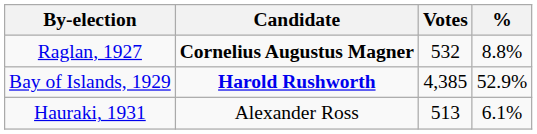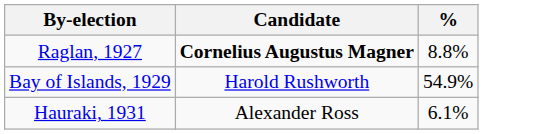- column: (445, 19)
(297, 81) bold -> (297, 81) normal
(502, 81) 52.9% -> (448, 81) 54.9%
